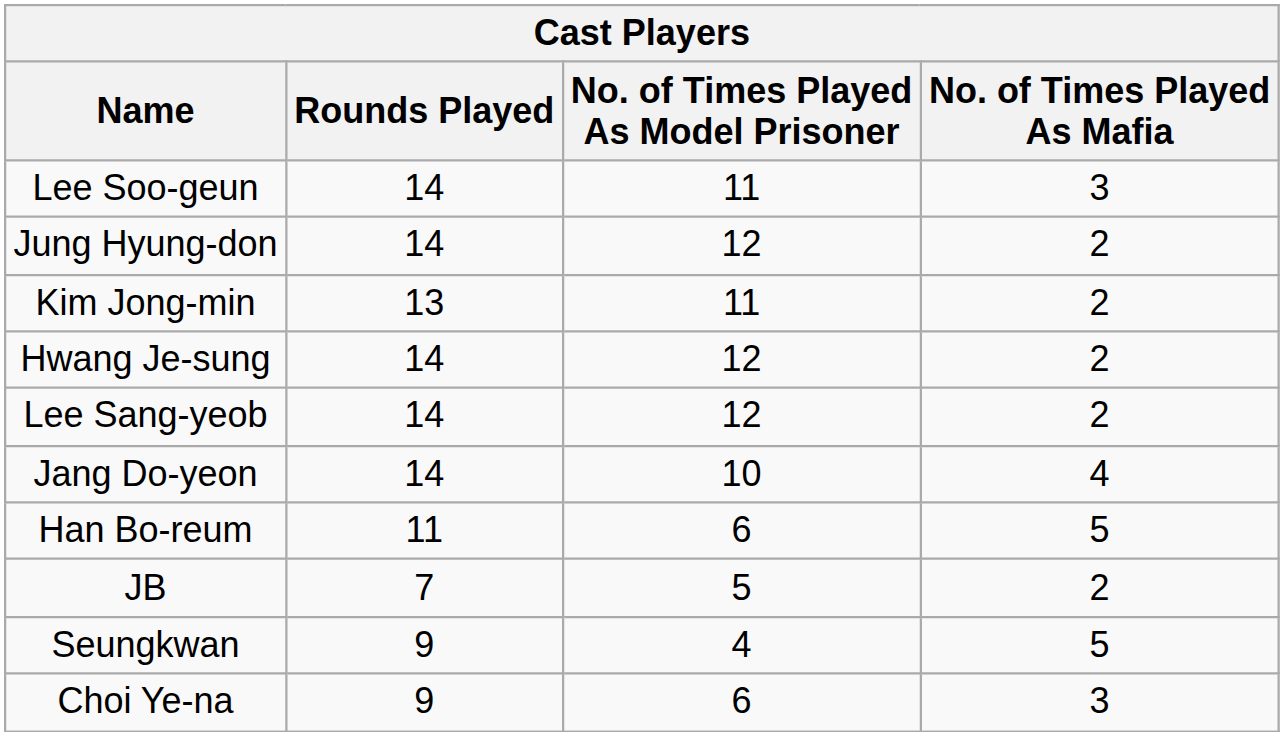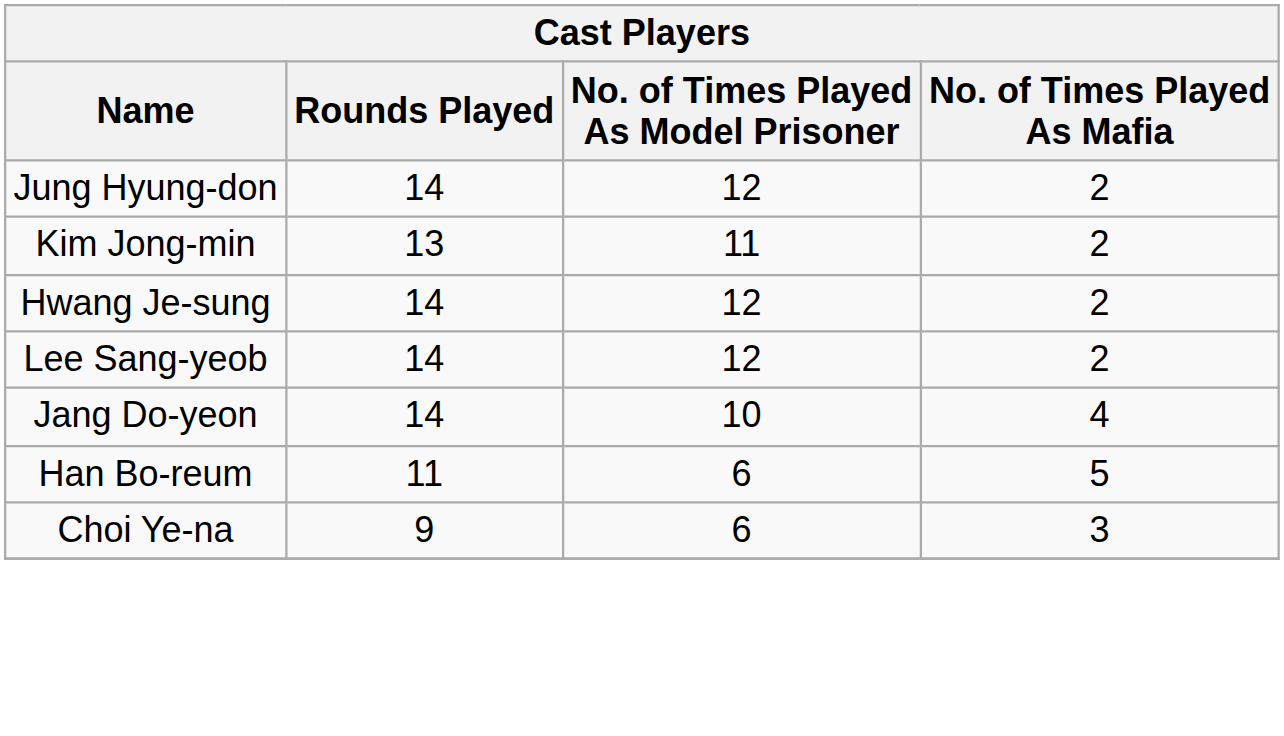- row: (146, 187)
- row: (146, 587)
- row: (146, 644)
